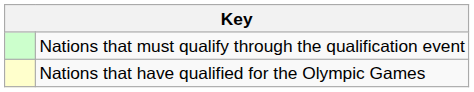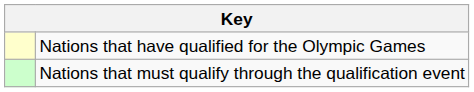rows swapped: (232, 73) <-> (252, 46)
